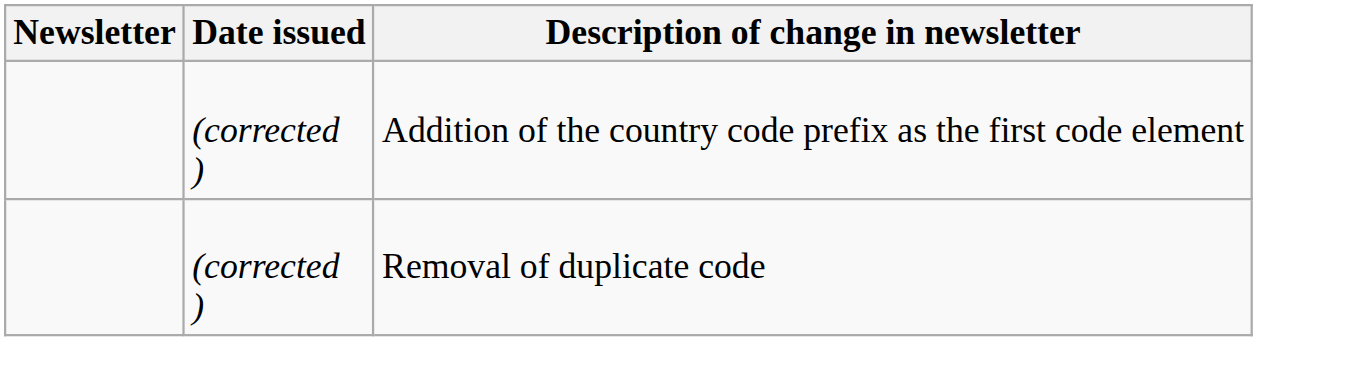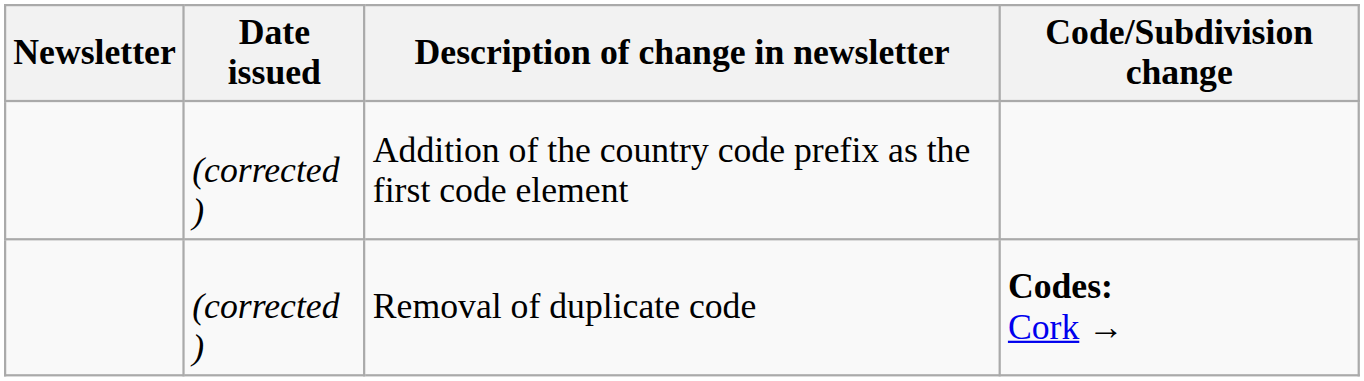+ column: (1179, 52)
